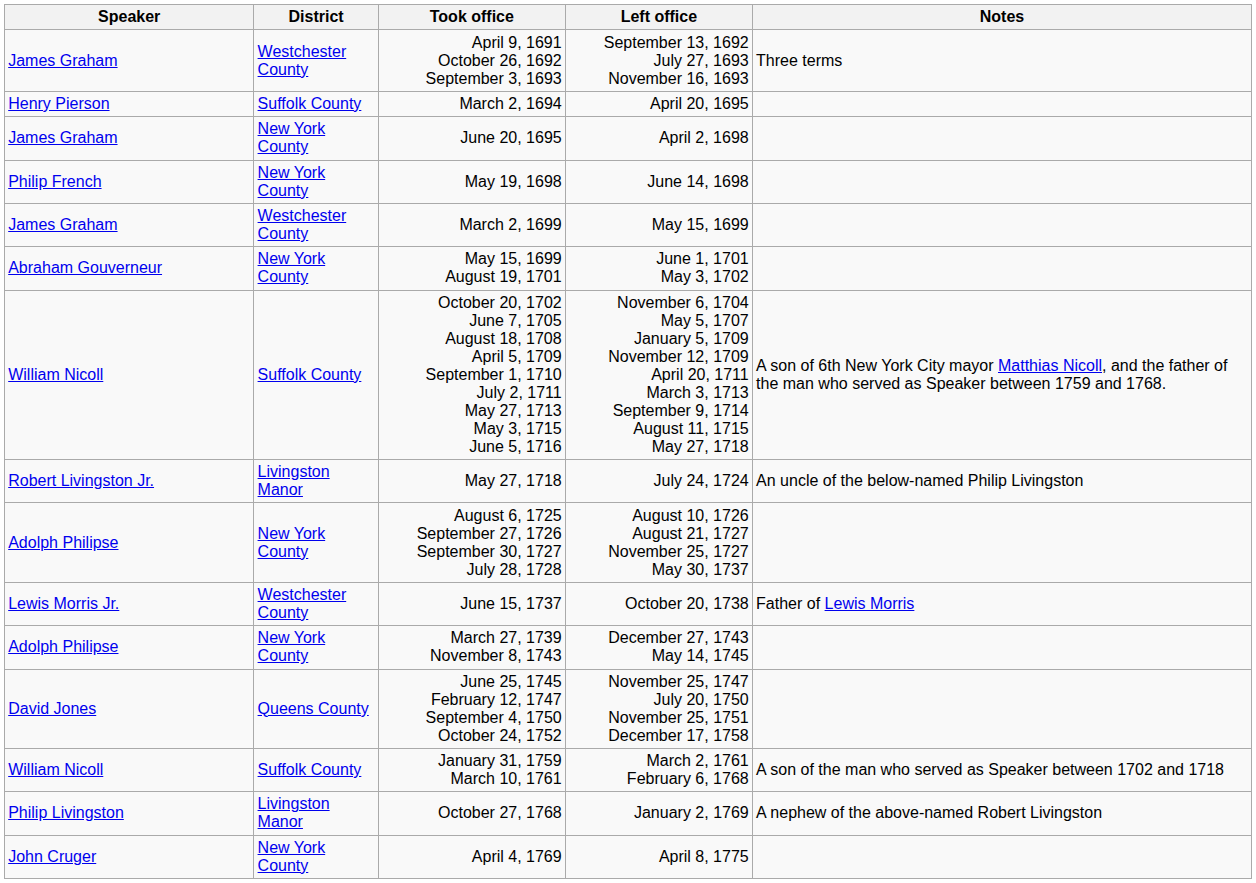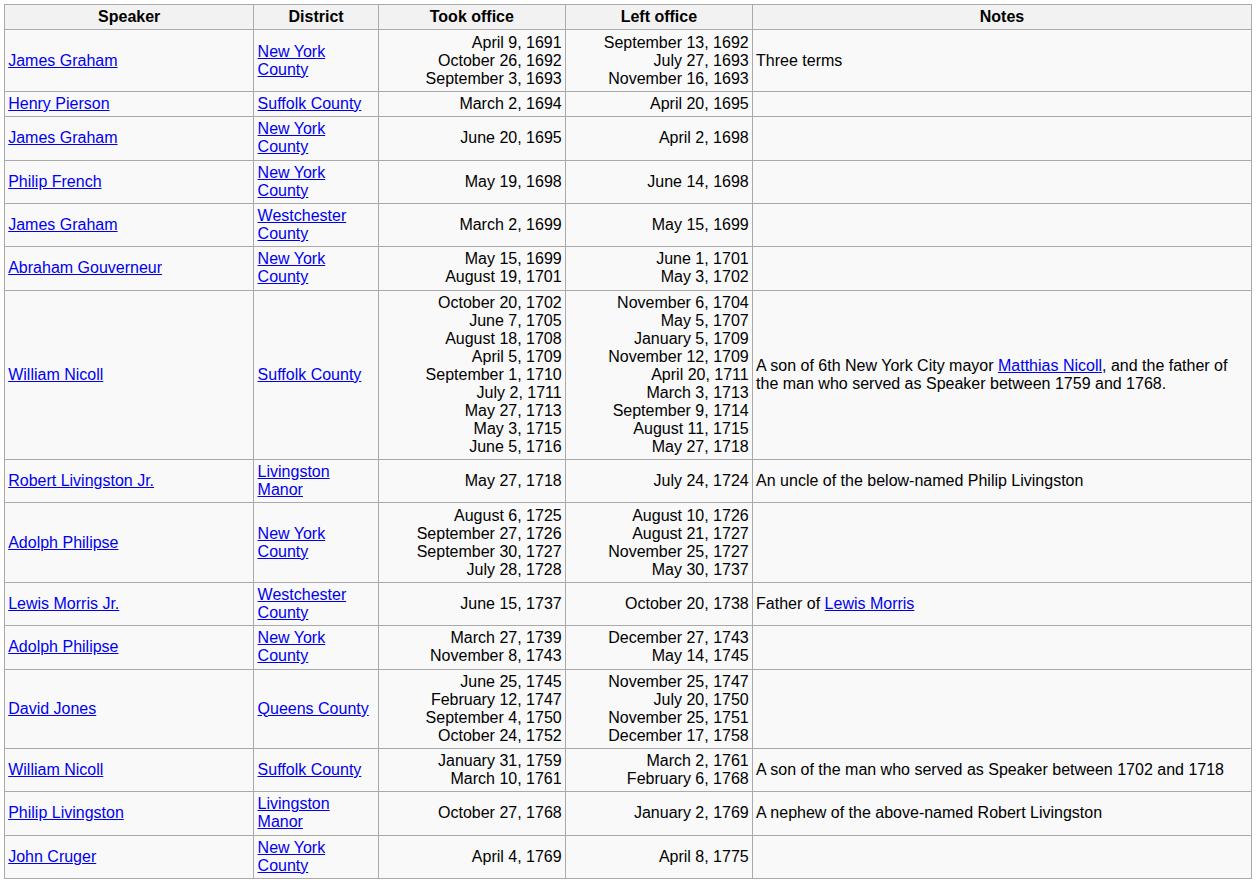(302, 60) Westchester County -> (291, 60) New York County
